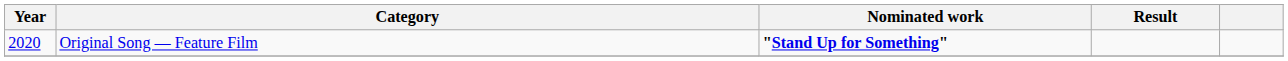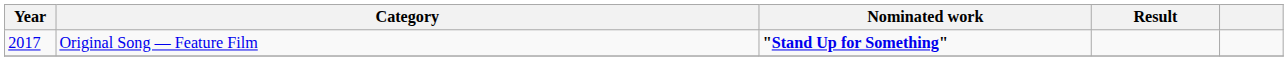(24, 42) 2020 -> (24, 42) 2017
